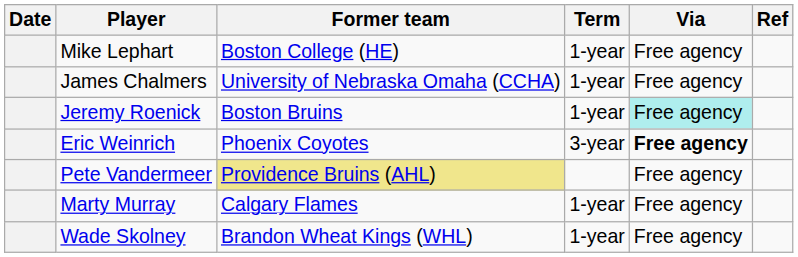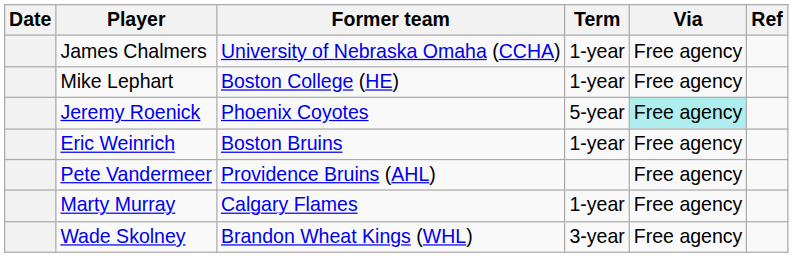rows swapped: (117, 50) <-> (134, 81)
(282, 112) Boston Bruins -> (295, 112) Phoenix Coyotes
(597, 112) 1-year -> (597, 112) 5-year
(295, 143) Phoenix Coyotes -> (282, 143) Boston Bruins
(597, 143) 3-year -> (597, 143) 1-year
(691, 143) bold -> (688, 143) normal
(328, 174) khaki background -> (328, 174) no background
(597, 236) 1-year -> (597, 236) 3-year
